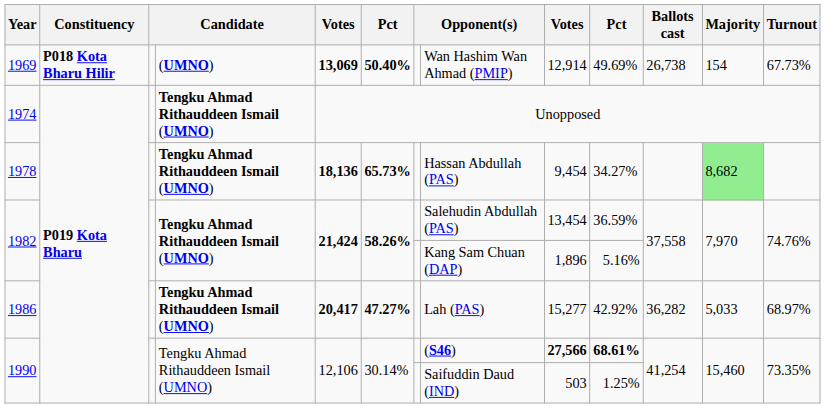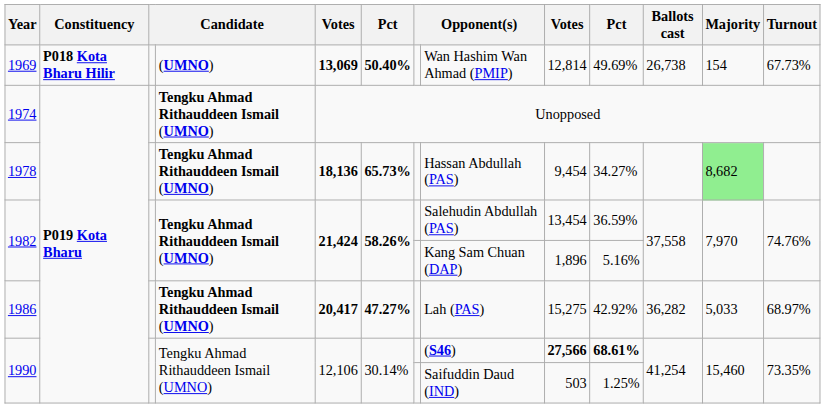(567, 65) 12,914 -> (567, 65) 12,814
(567, 309) 15,277 -> (567, 309) 15,275
